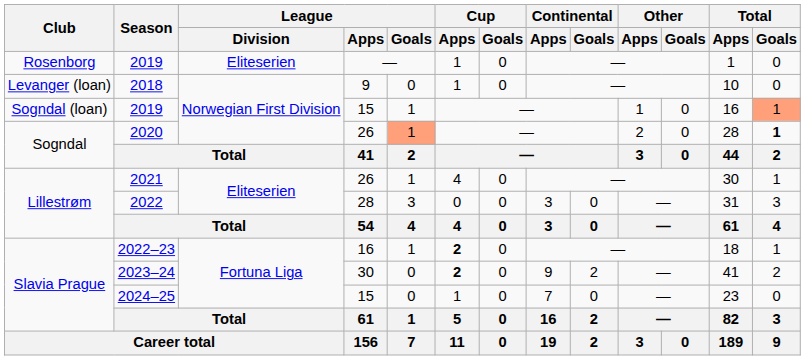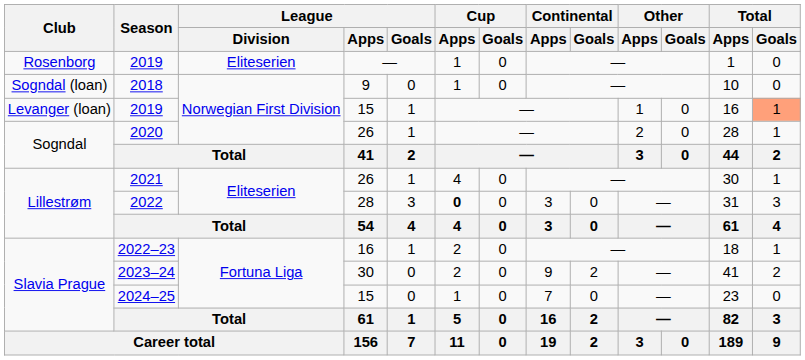(59, 86) Levanger (loan) -> (59, 86) Sogndal (loan)
(59, 109) Sogndal (loan) -> (59, 109) Levanger (loan)
(411, 132) lightsalmon background -> (411, 132) no background
(776, 132) bold -> (776, 132) normal
(457, 202) normal -> (457, 202) bold
(457, 249) bold -> (457, 249) normal
(457, 272) bold -> (457, 272) normal
